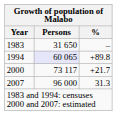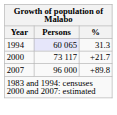- row: (15, 45)
(100, 57) +89.8 -> (103, 45) 31.3
(103, 83) 31.3 -> (100, 70) +89.8
